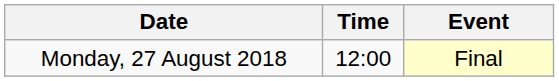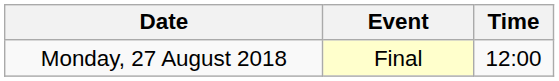columns swapped: (363, 22) <-> (479, 22)
